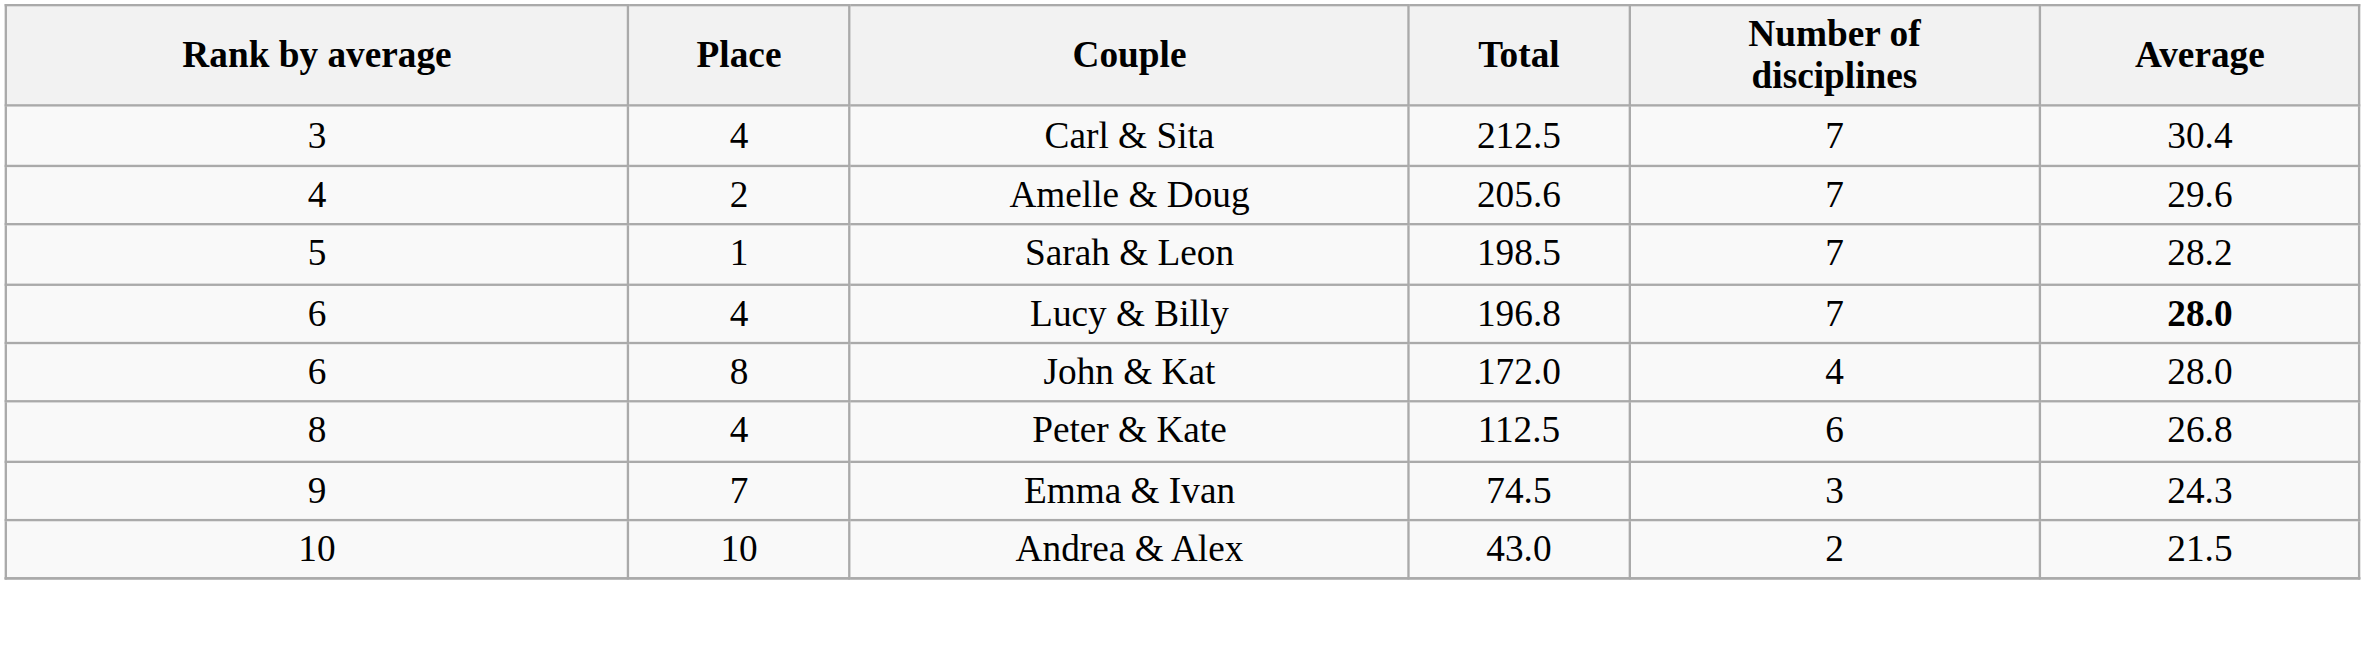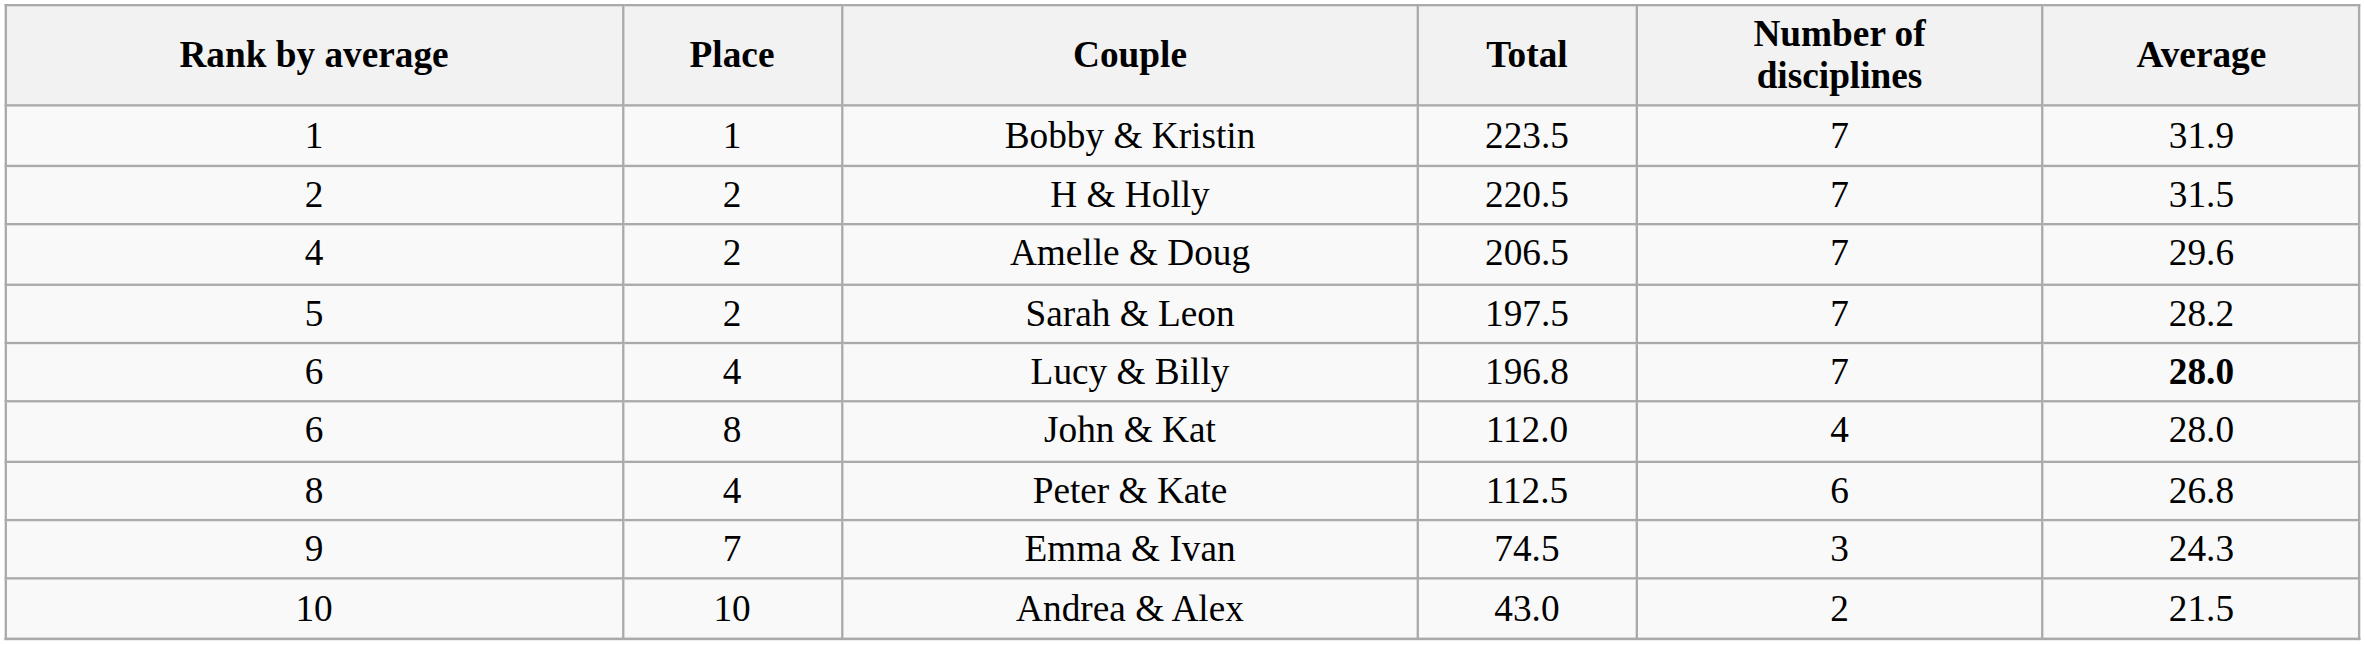+ row: (1130, 135)
+ row: (1130, 194)
- row: (1130, 135)
(1519, 194) 205.6 -> (1527, 253) 206.5
(739, 253) 1 -> (732, 312) 2
(1519, 253) 198.5 -> (1527, 312) 197.5
(1519, 371) 172.0 -> (1527, 430) 112.0
